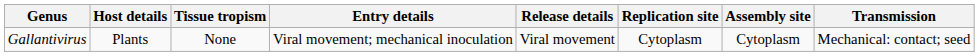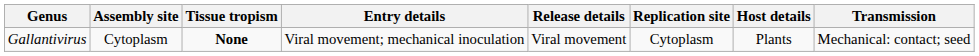columns swapped: (130, 16) <-> (768, 16)
(220, 39) normal -> (232, 39) bold
